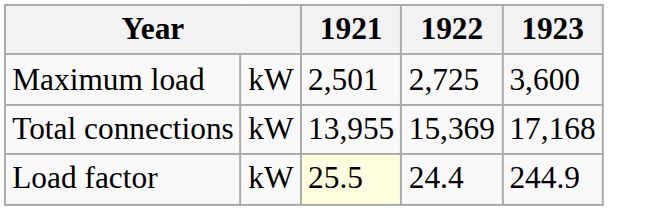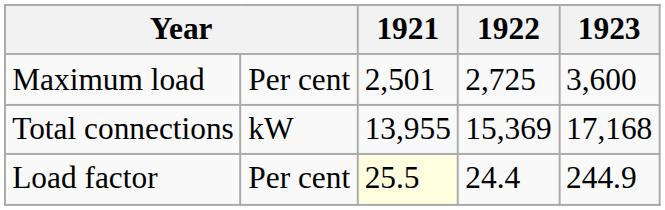(271, 79) kW -> (299, 79) Per cent
(271, 178) kW -> (299, 178) Per cent
